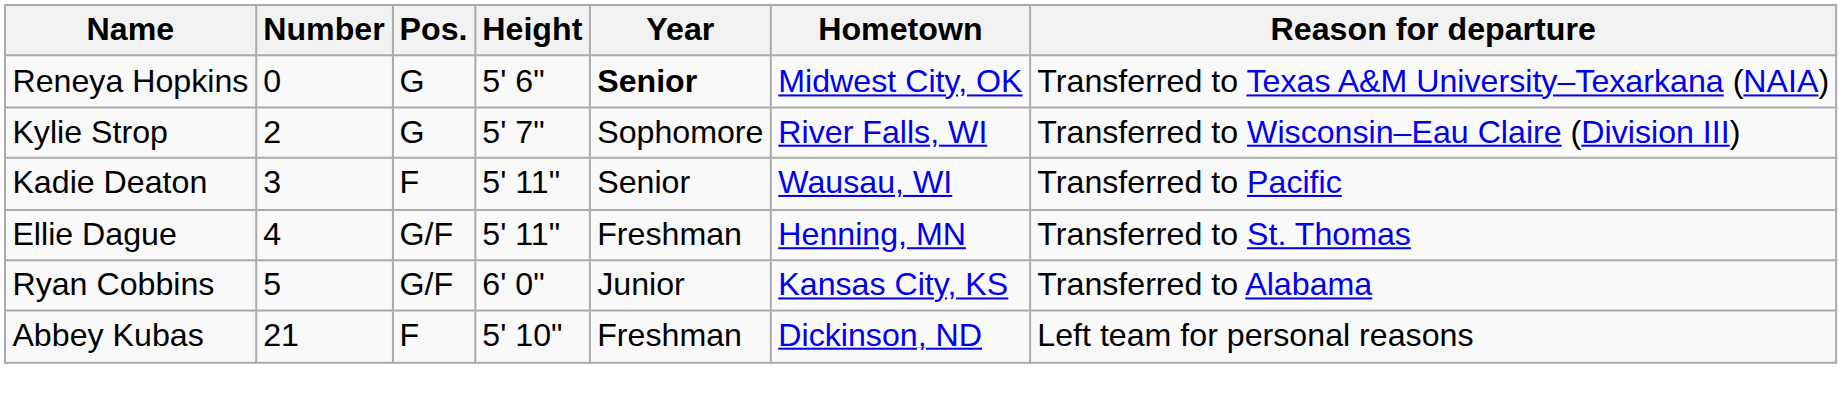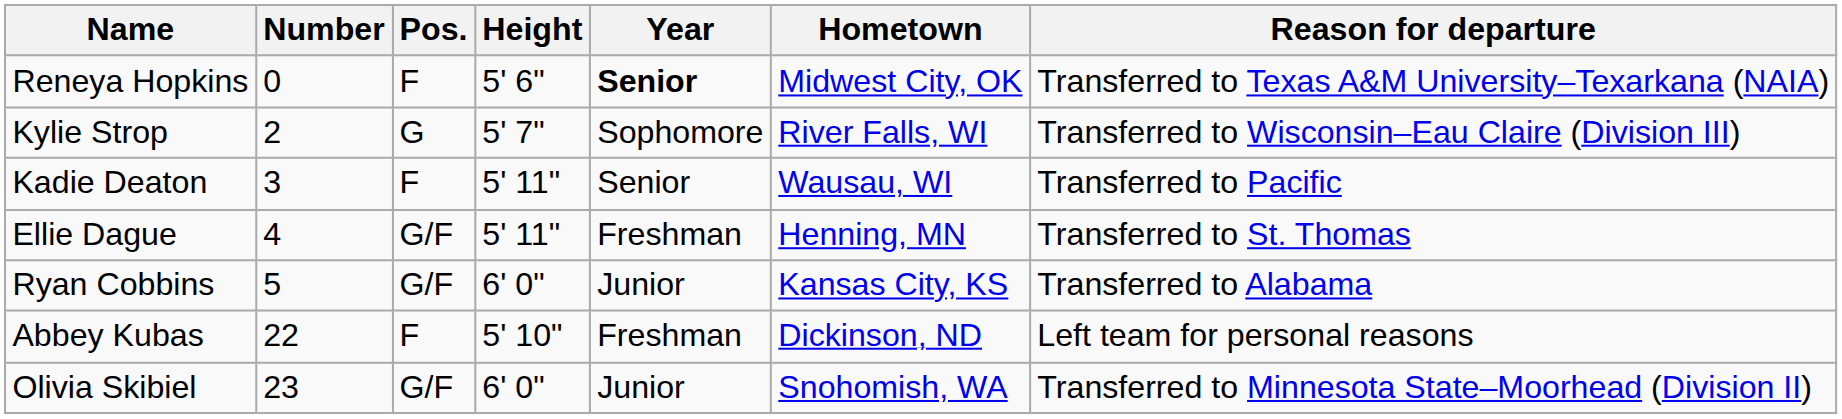(412, 81) G -> (409, 81) F
(281, 336) 21 -> (281, 336) 22
+ row: (104, 387)
